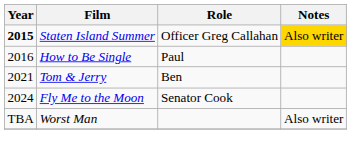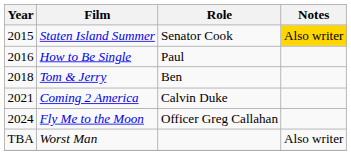(21, 35) bold -> (21, 35) normal
(219, 35) Officer Greg Callahan -> (197, 35) Senator Cook
(21, 77) 2021 -> (21, 77) 2018
+ row: (89, 98)
(197, 98) Senator Cook -> (219, 118) Officer Greg Callahan
